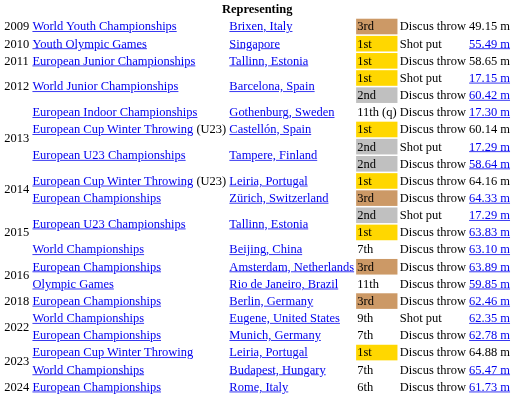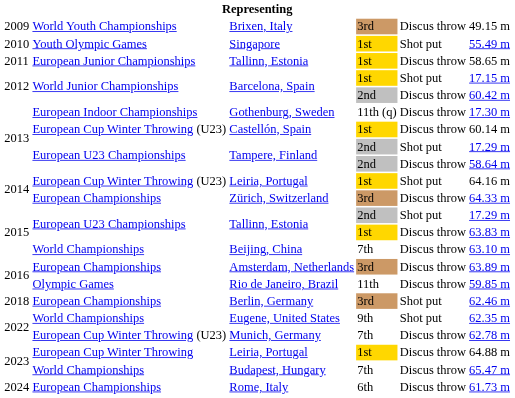(433, 181) Discus throw -> (421, 181) Shot put
(433, 301) Discus throw -> (421, 301) Shot put
(97, 335) European Championships -> (129, 335) European Cup Winter Throwing (U23)
